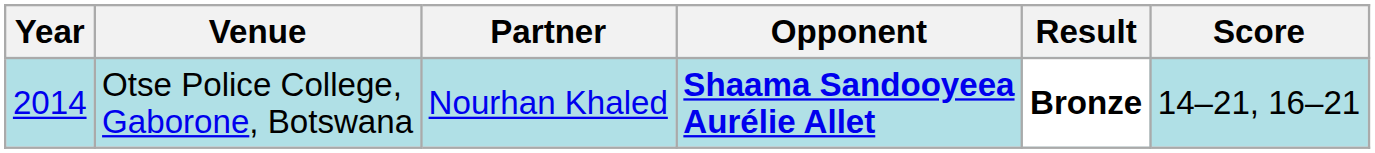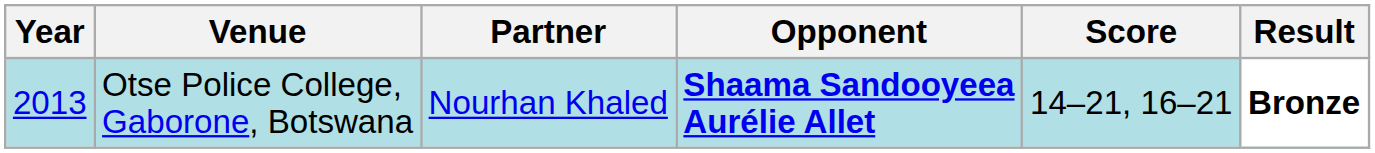columns swapped: (1259, 32) <-> (1086, 32)
(50, 102) 2014 -> (50, 102) 2013
